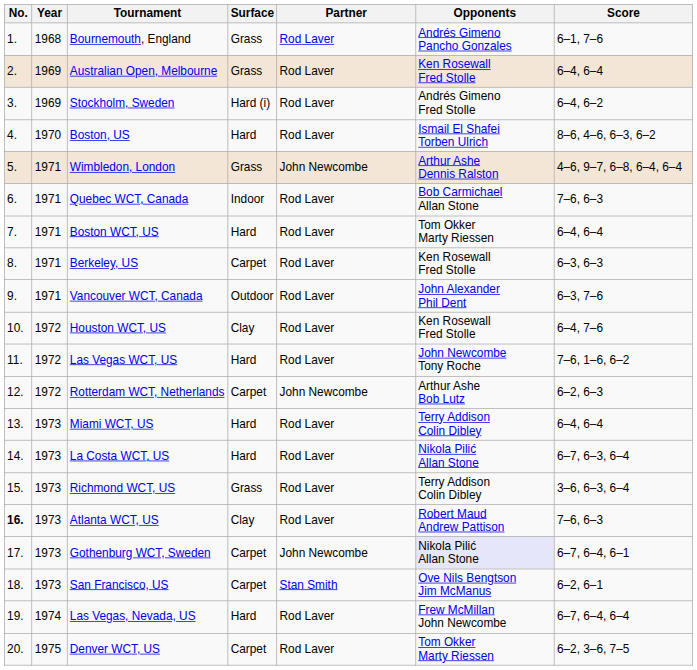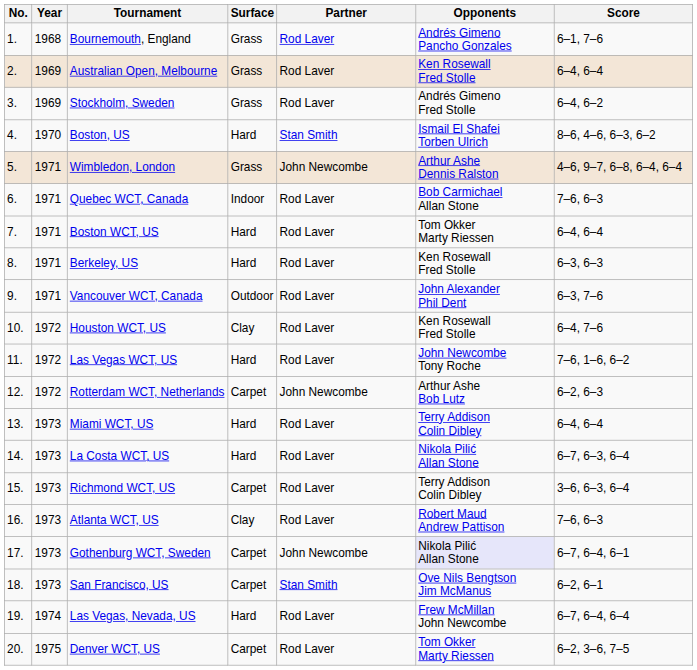(250, 103) Hard (i) -> (246, 103) Grass
(307, 135) Rod Laver -> (309, 135) Stan Smith
(248, 264) Carpet -> (244, 264) Hard
(246, 488) Grass -> (248, 488) Carpet
(15, 520) bold -> (15, 520) normal
